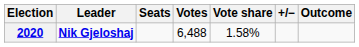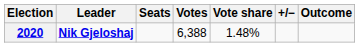(192, 32) 6,488 -> (192, 32) 6,388
(243, 32) 1.58% -> (243, 32) 1.48%
